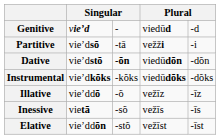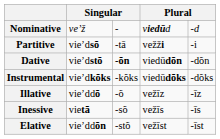+ row: (35, 28)
- row: (35, 28)
